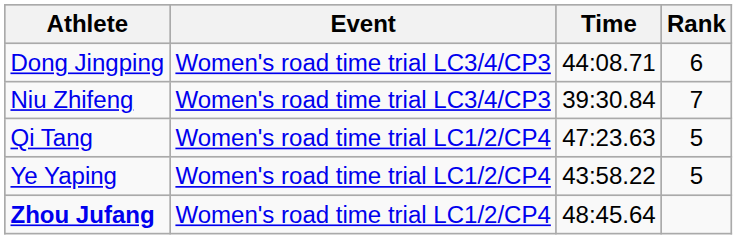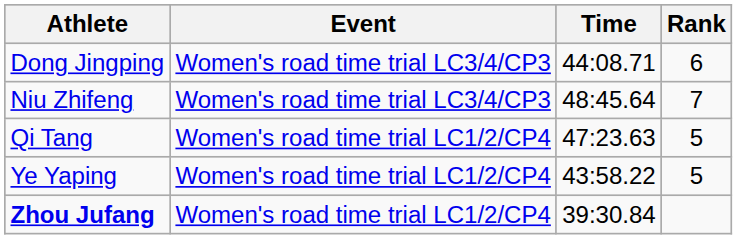(609, 100) 39:30.84 -> (609, 100) 48:45.64
(609, 214) 48:45.64 -> (609, 214) 39:30.84
